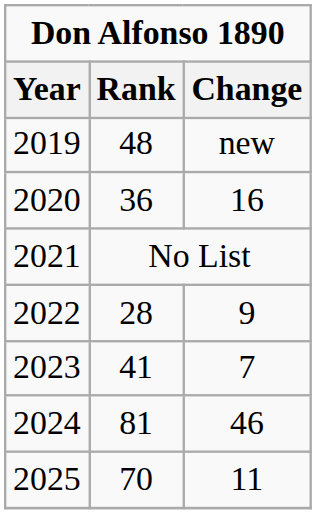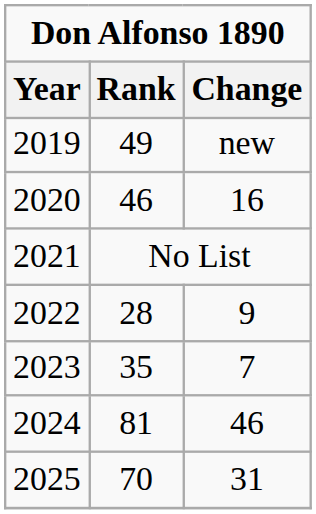(136, 144) 48 -> (136, 144) 49
(136, 200) 36 -> (136, 200) 46
(136, 367) 41 -> (136, 367) 35
(247, 479) 11 -> (247, 479) 31
